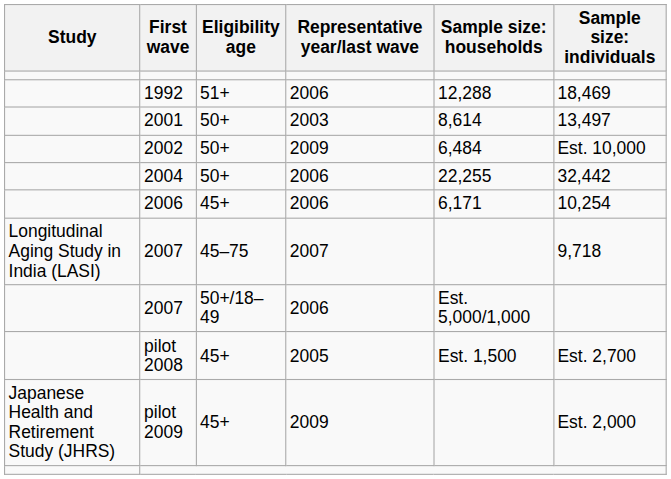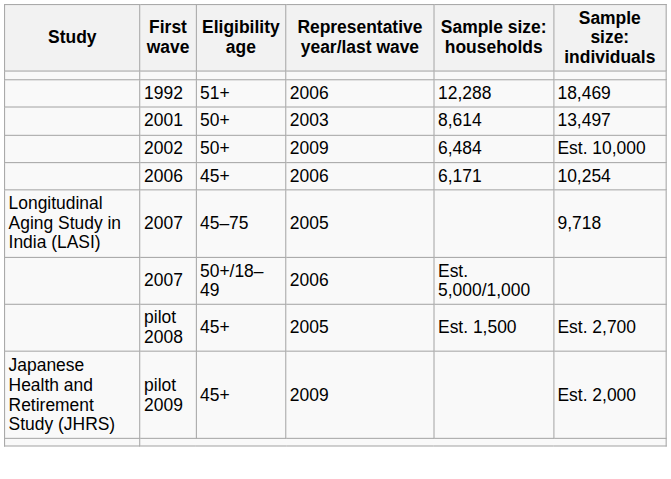- row: (163, 176)
(309, 251) 2007 -> (309, 223) 2005
